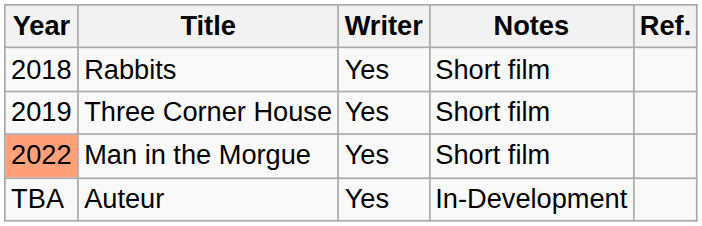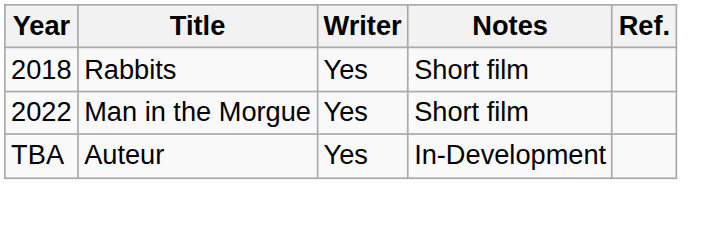- row: (208, 112)
(41, 155) lightsalmon background -> (41, 112) no background
